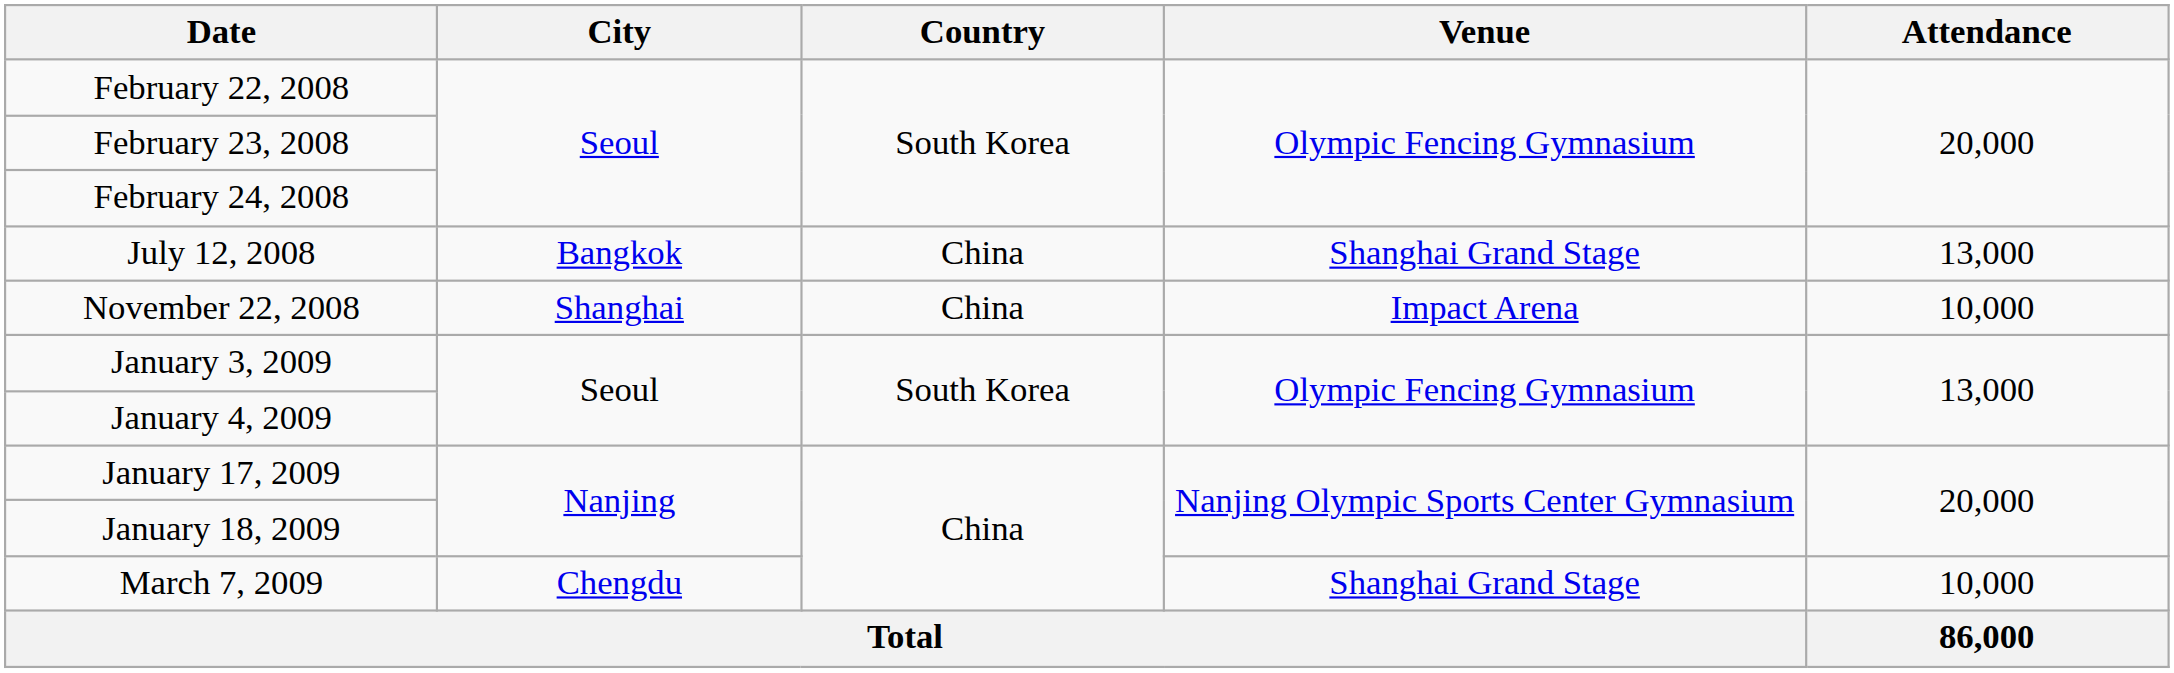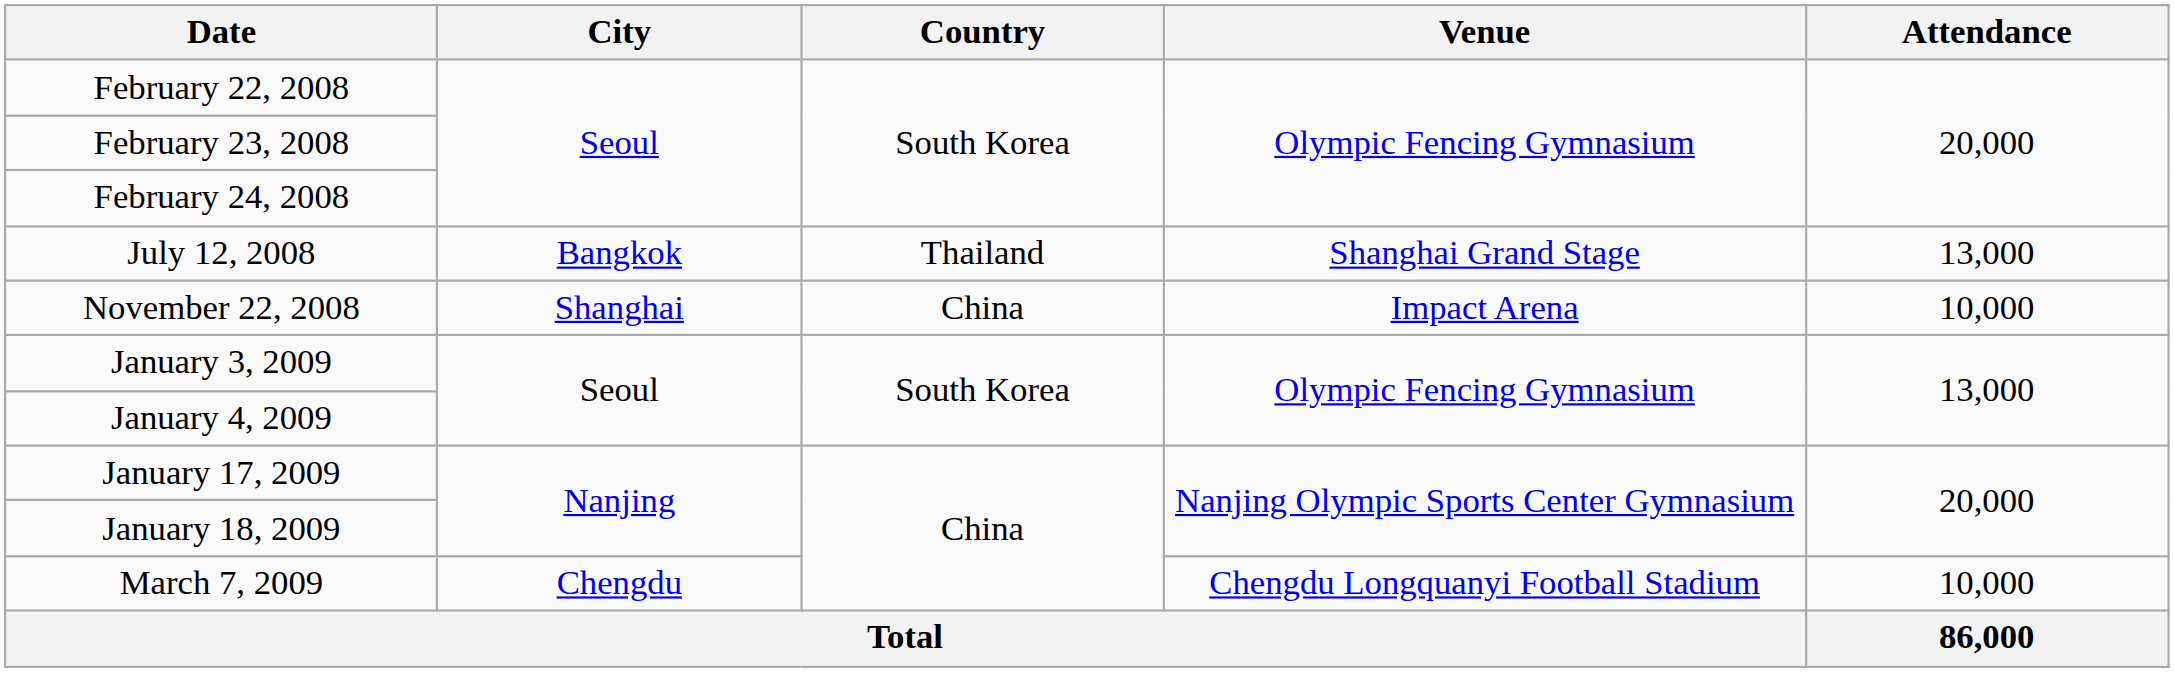(983, 252) China -> (983, 252) Thailand
(1485, 582) Shanghai Grand Stage -> (1485, 582) Chengdu Longquanyi Football Stadium
